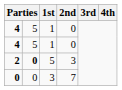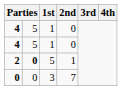(73, 61) 3 -> (73, 61) 1
